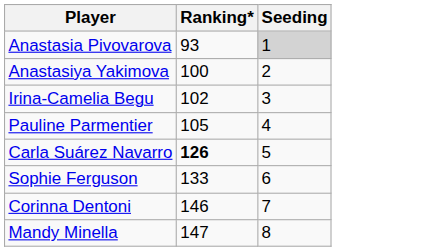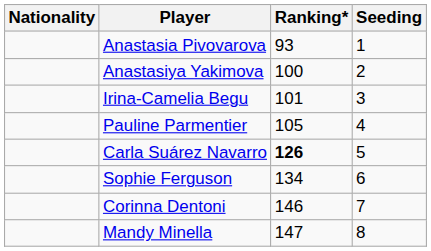+ column: (52, 17)
(266, 44) lightgrey background -> (361, 44) no background
(194, 98) 102 -> (289, 98) 101
(194, 179) 133 -> (289, 179) 134
